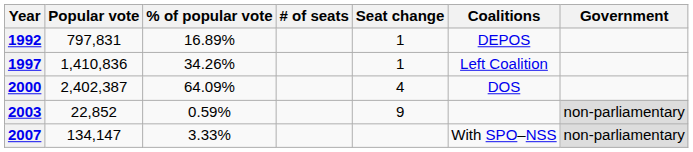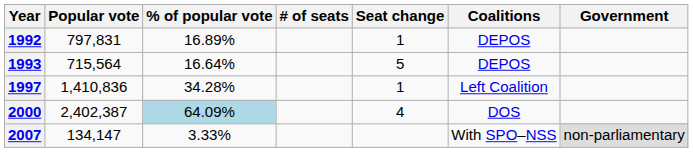+ row: (25, 64)
(209, 64) 34.26% -> (209, 87) 34.28%
(209, 87) no background -> (209, 111) lightblue background
- row: (25, 111)
